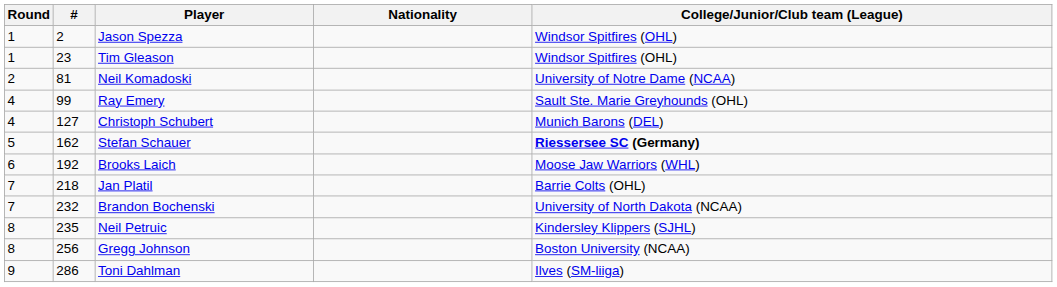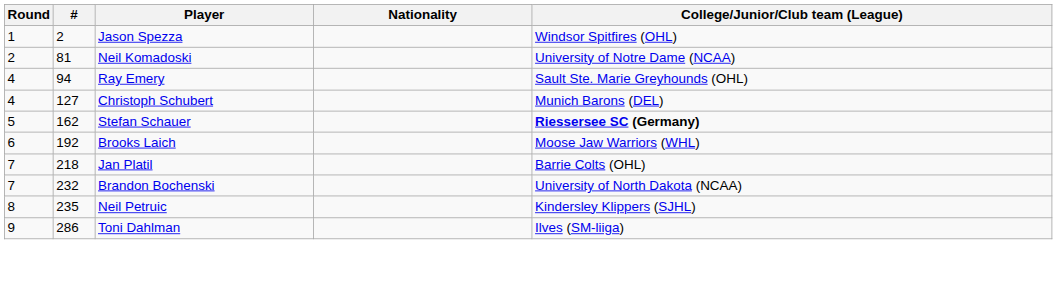- row: (136, 57)
(64, 100) 99 -> (64, 79) 94
- row: (144, 249)
